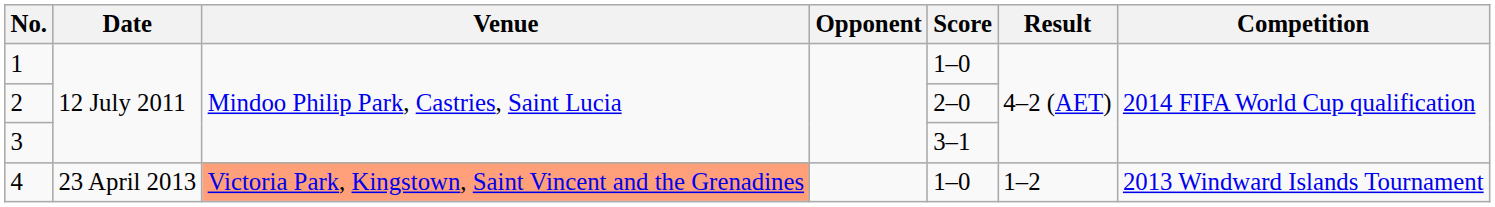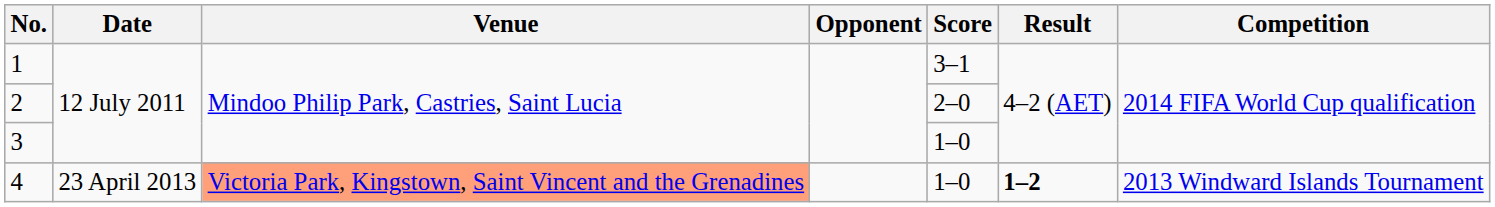(952, 63) 1–0 -> (952, 63) 3–1
(952, 142) 3–1 -> (952, 142) 1–0
(1022, 181) normal -> (1022, 181) bold
